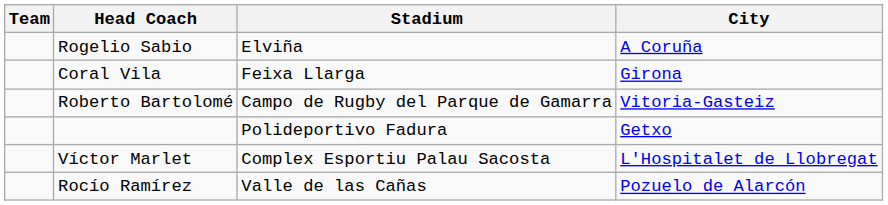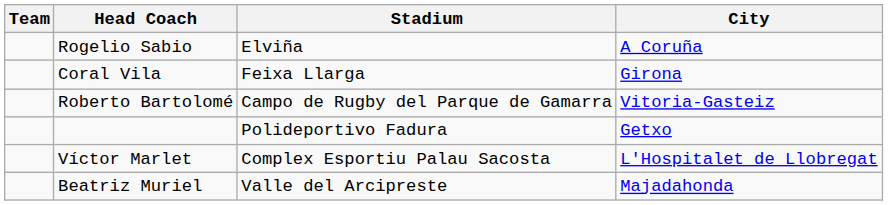+ row: (130, 186)
- row: (125, 186)
